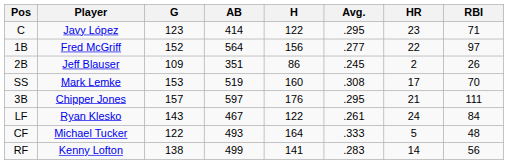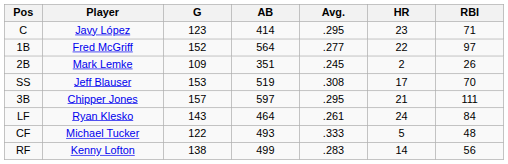- column: (294, 13)
(91, 64) Jeff Blauser -> (103, 64) Mark Lemke
(91, 82) Mark Lemke -> (103, 82) Jeff Blauser
(234, 116) 467 -> (265, 116) 464
